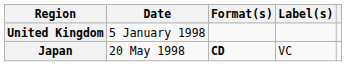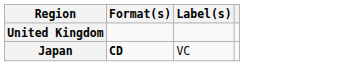- column: (157, 14)
